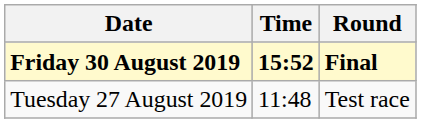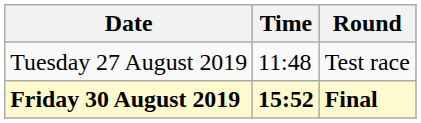rows swapped: (129, 99) <-> (125, 61)
